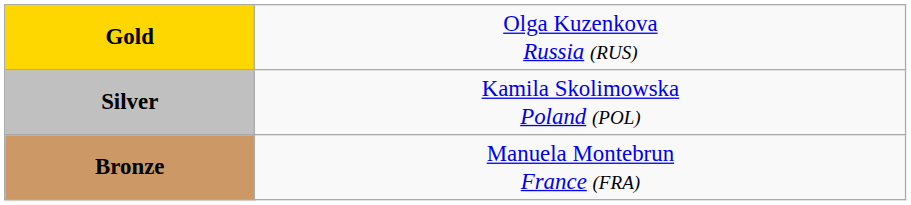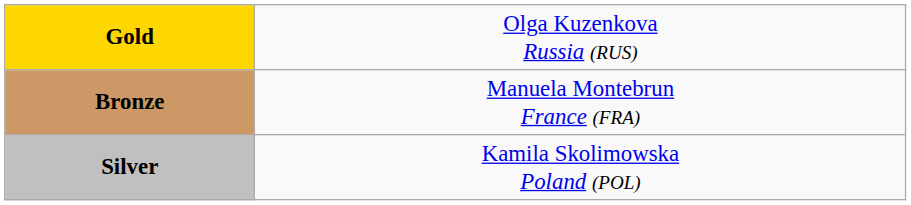rows swapped: (130, 101) <-> (130, 166)
